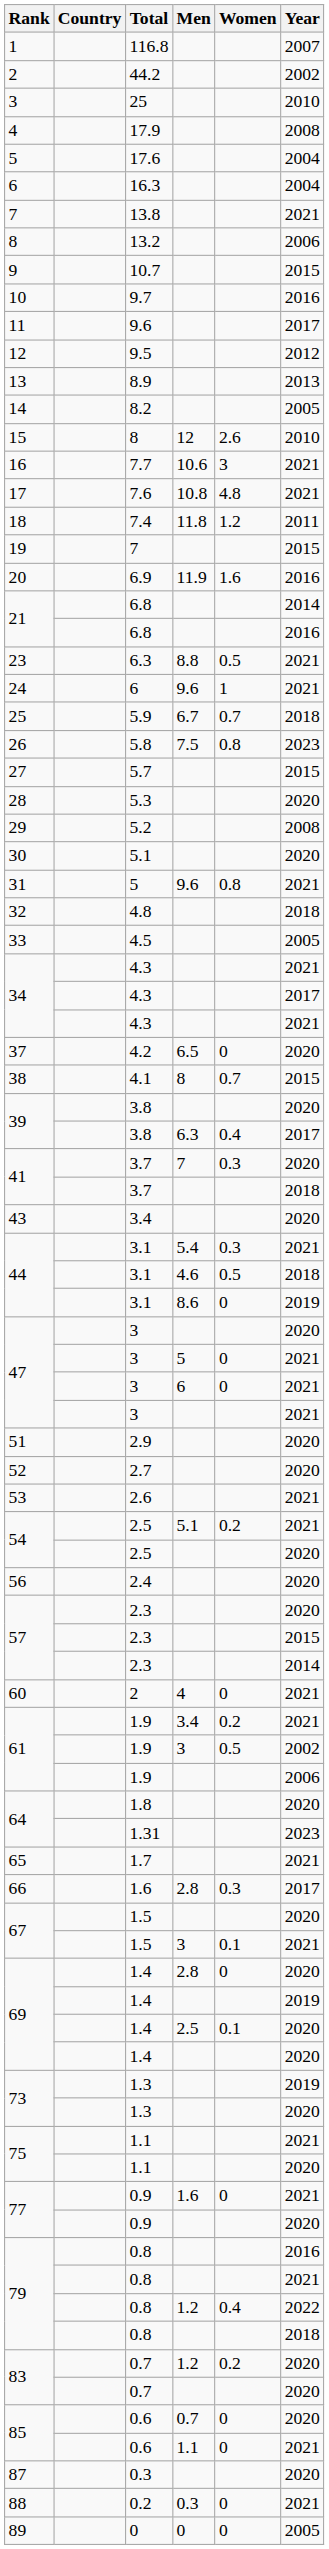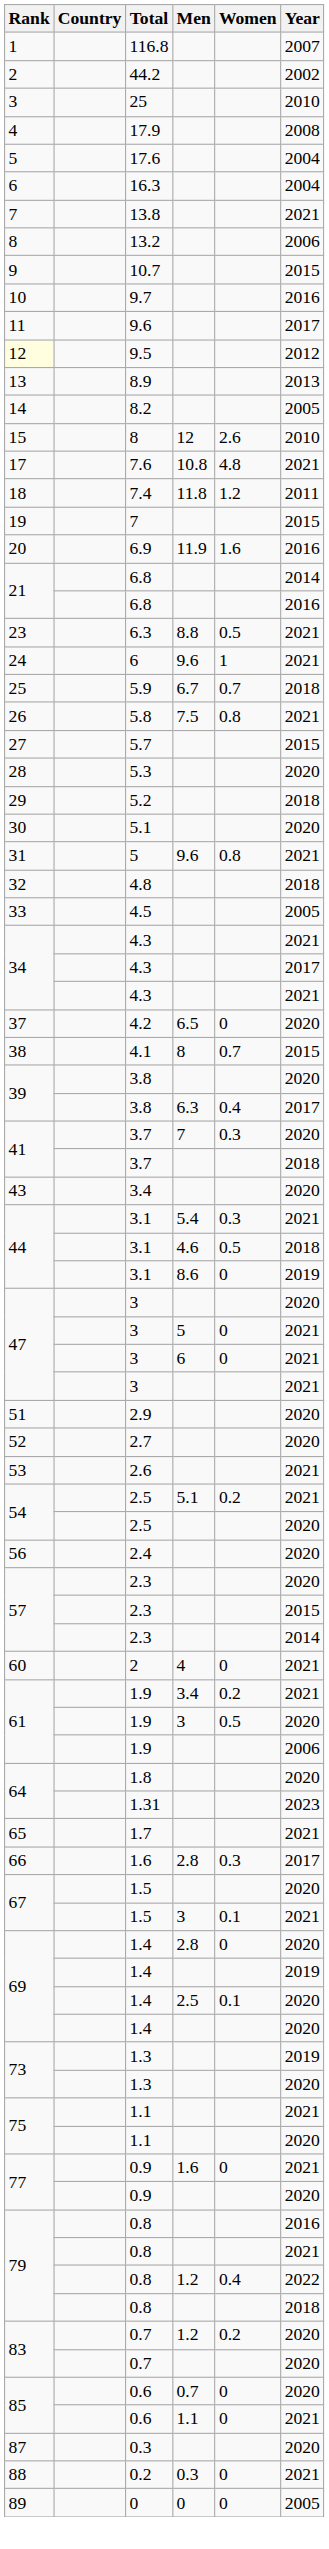(17, 353) no background -> (17, 353) lightyellow background
- row: (140, 465)
(302, 744) 2023 -> (302, 716) 2021
(302, 827) 2008 -> (302, 800) 2018
(302, 1749) 2002 -> (302, 1721) 2020
